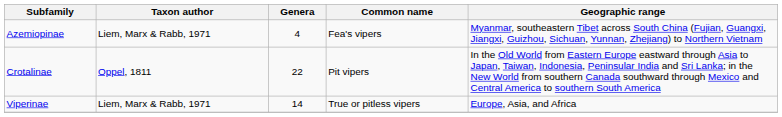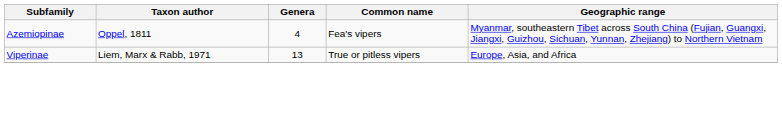(154, 33) Liem, Marx & Rabb, 1971 -> (125, 33) Oppel, 1811
- row: (29, 71)
(297, 104) 14 -> (297, 54) 13
